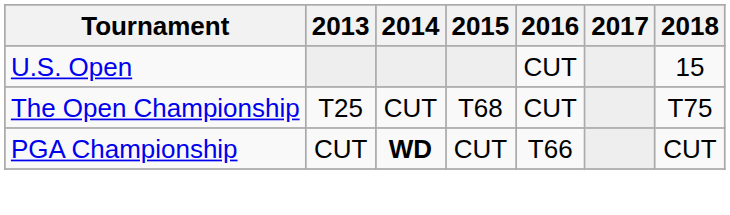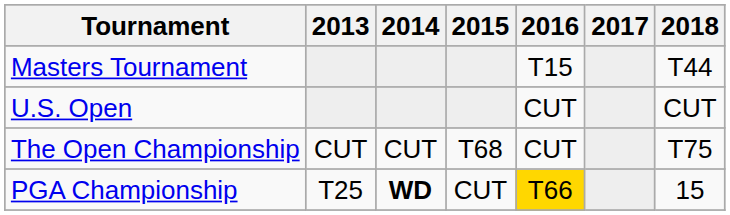+ row: (129, 67)
(690, 67) 15 -> (690, 108) CUT
(341, 108) T25 -> (341, 149) CUT
(341, 149) CUT -> (341, 190) T25
(550, 149) no background -> (550, 190) gold background
(690, 149) CUT -> (690, 190) 15
